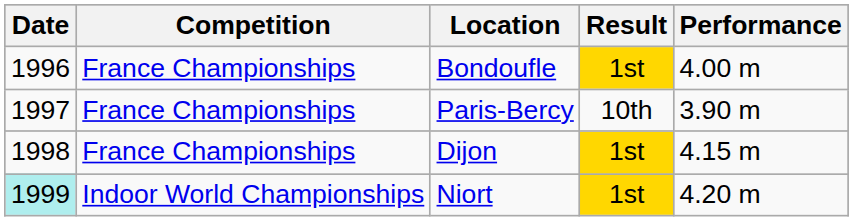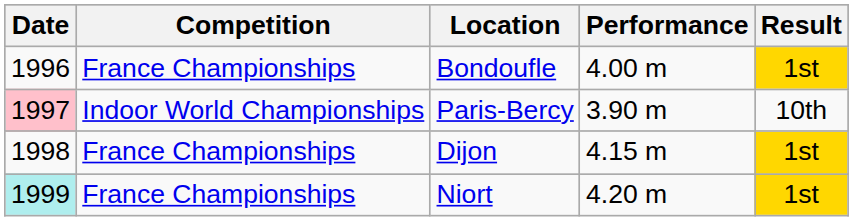columns swapped: (627, 25) <-> (761, 25)
(40, 109) no background -> (40, 109) pink background
(219, 109) France Championships -> (253, 109) Indoor World Championships
(253, 194) Indoor World Championships -> (219, 194) France Championships
